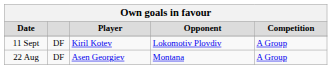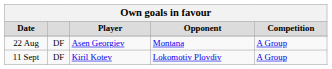rows swapped: (26, 58) <-> (26, 43)
